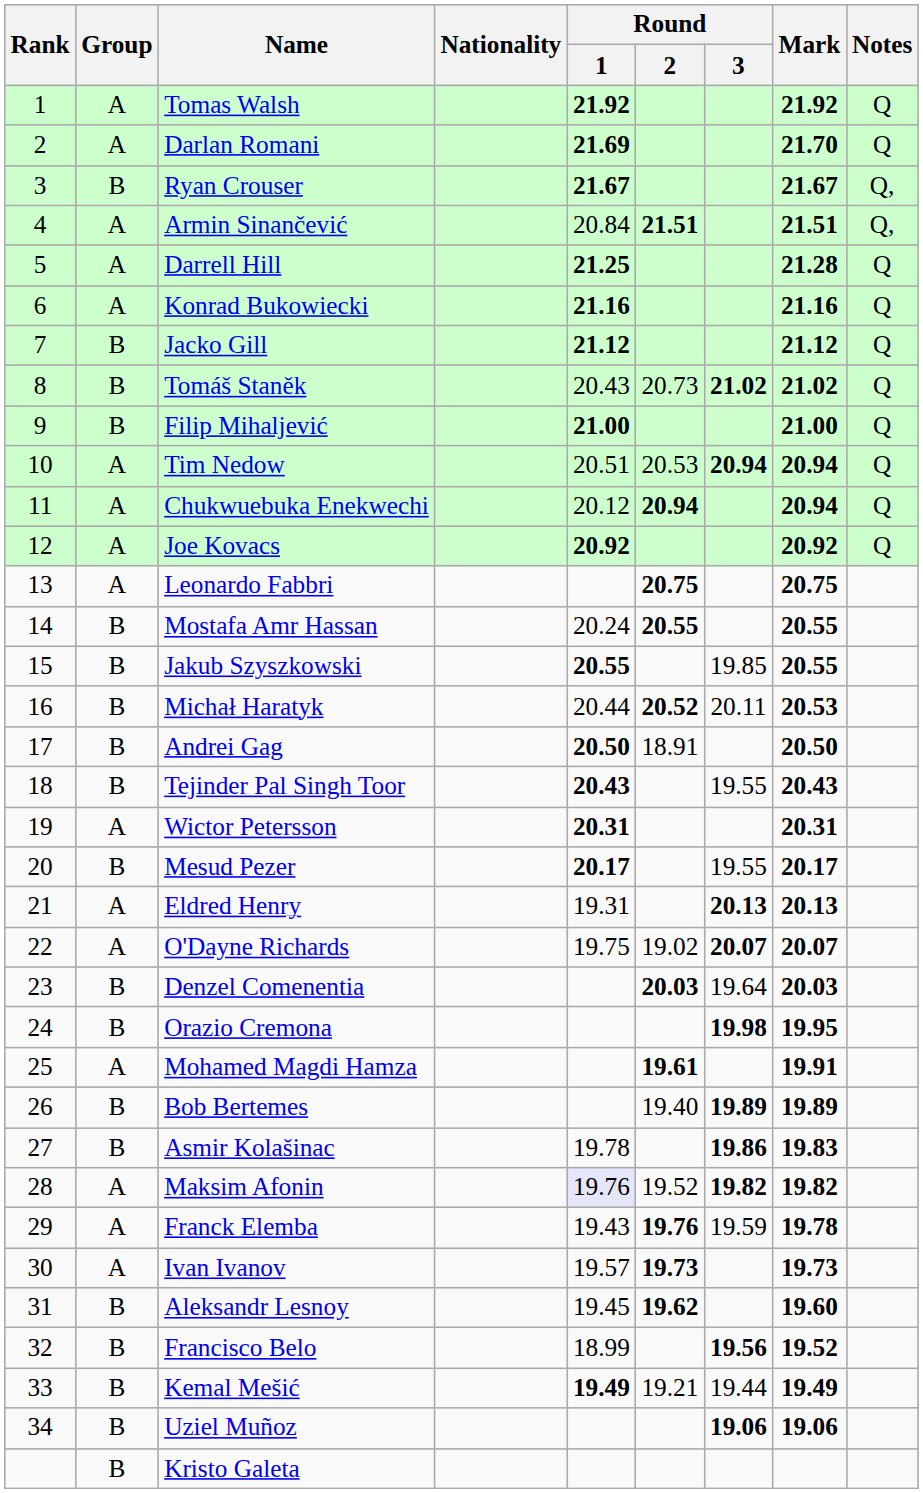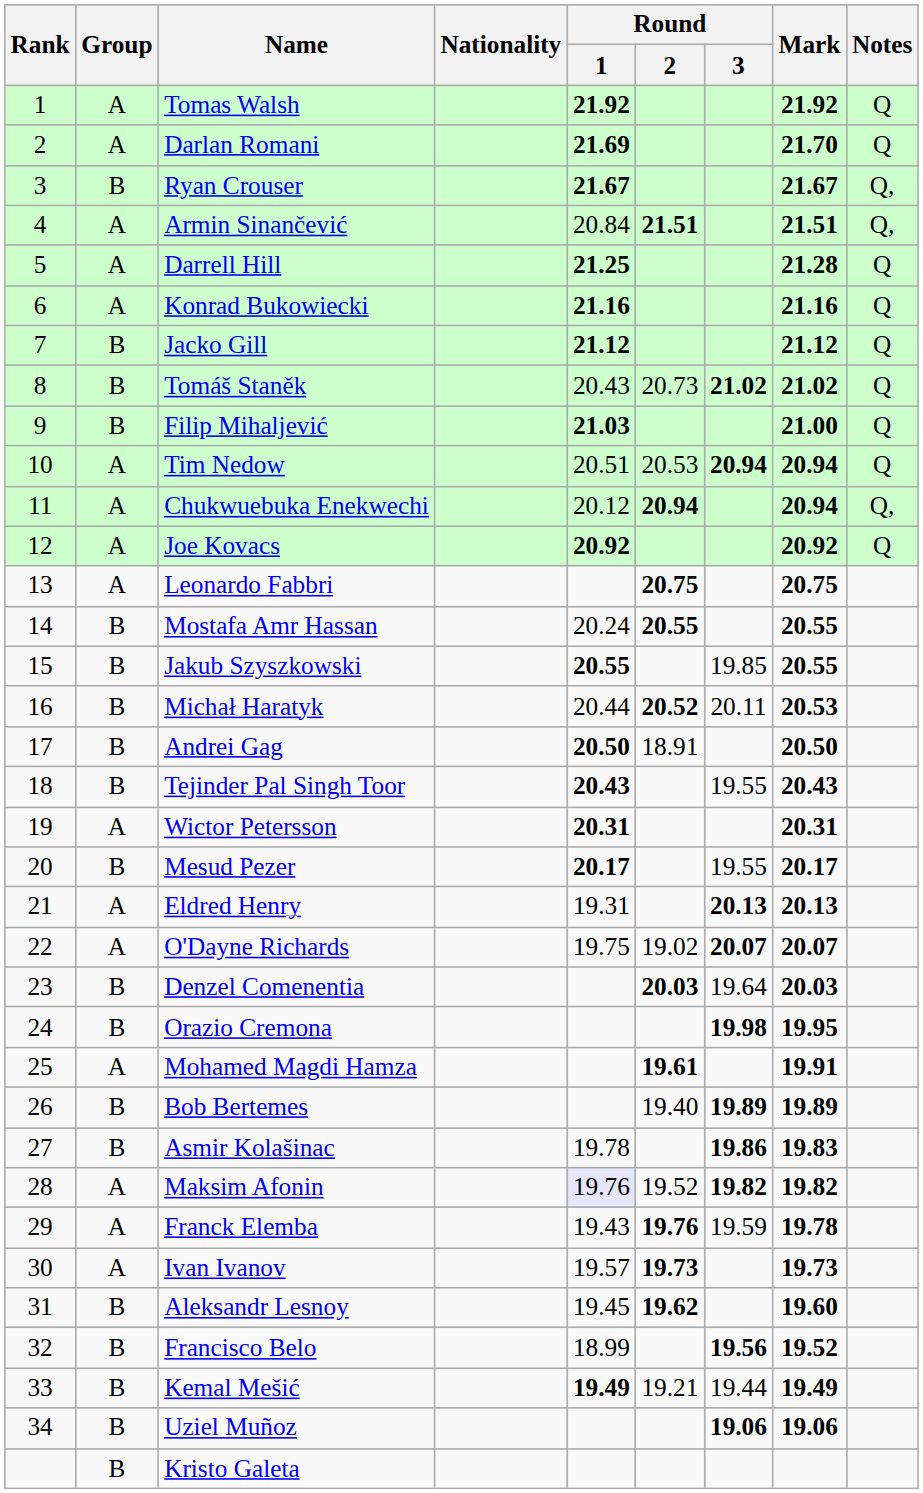(601, 425) 21.00 -> (601, 425) 21.03
(882, 505) Q -> (882, 505) Q,
